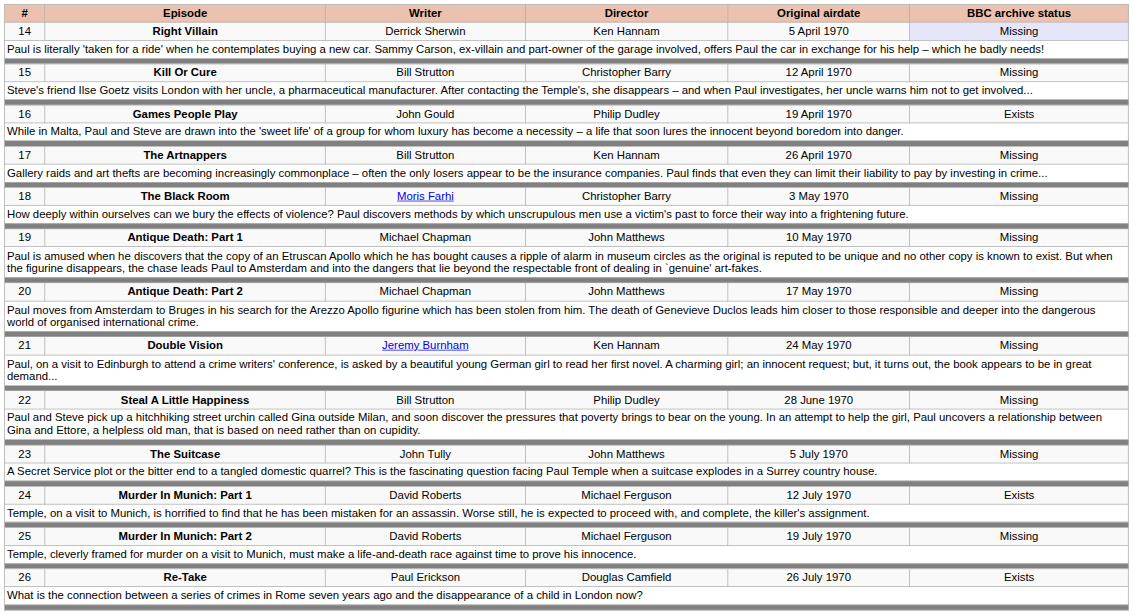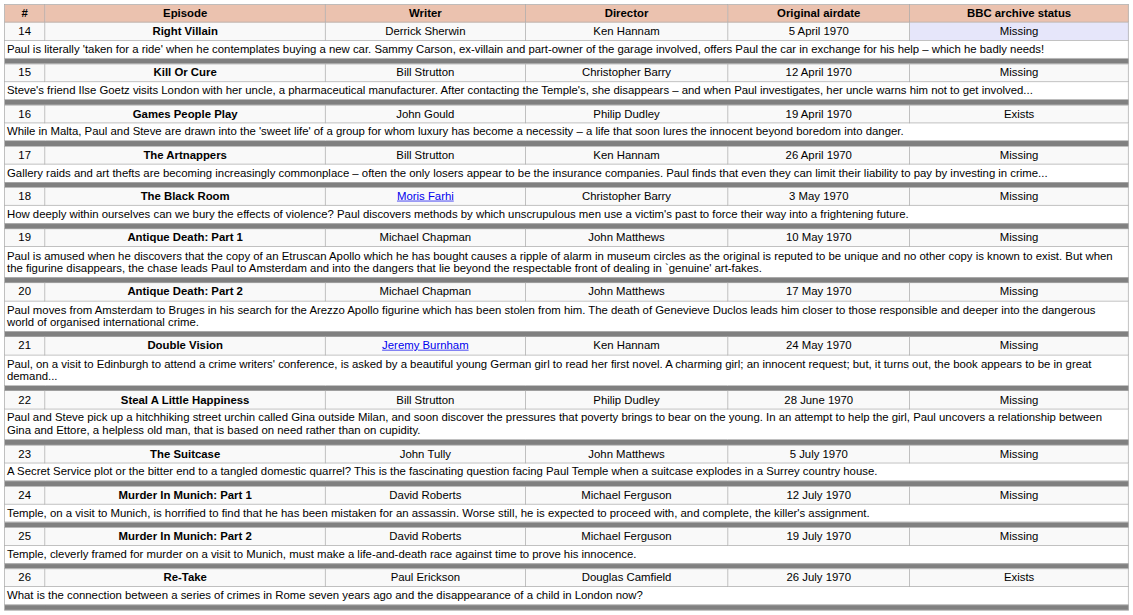(1019, 495) Exists -> (1019, 495) Missing
